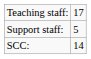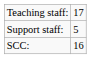(78, 45) 14 -> (78, 45) 16
